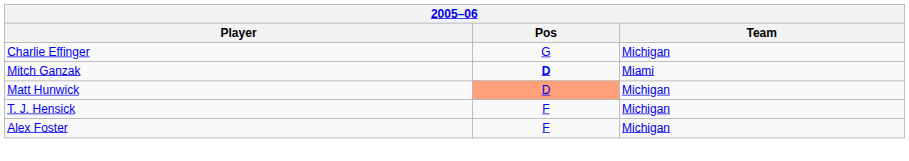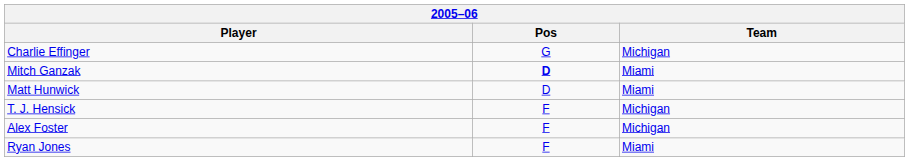(546, 90) lightsalmon background -> (546, 90) no background
(646, 90) Michigan -> (638, 90) Miami
+ row: (39, 147)
